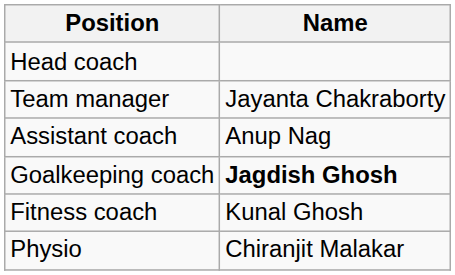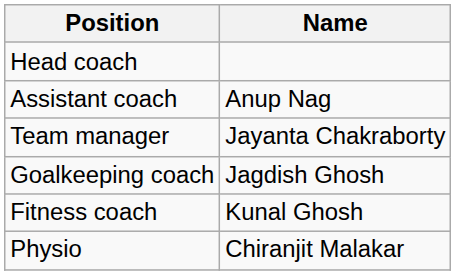rows swapped: (90, 99) <-> (94, 136)
(311, 174) bold -> (305, 174) normal
